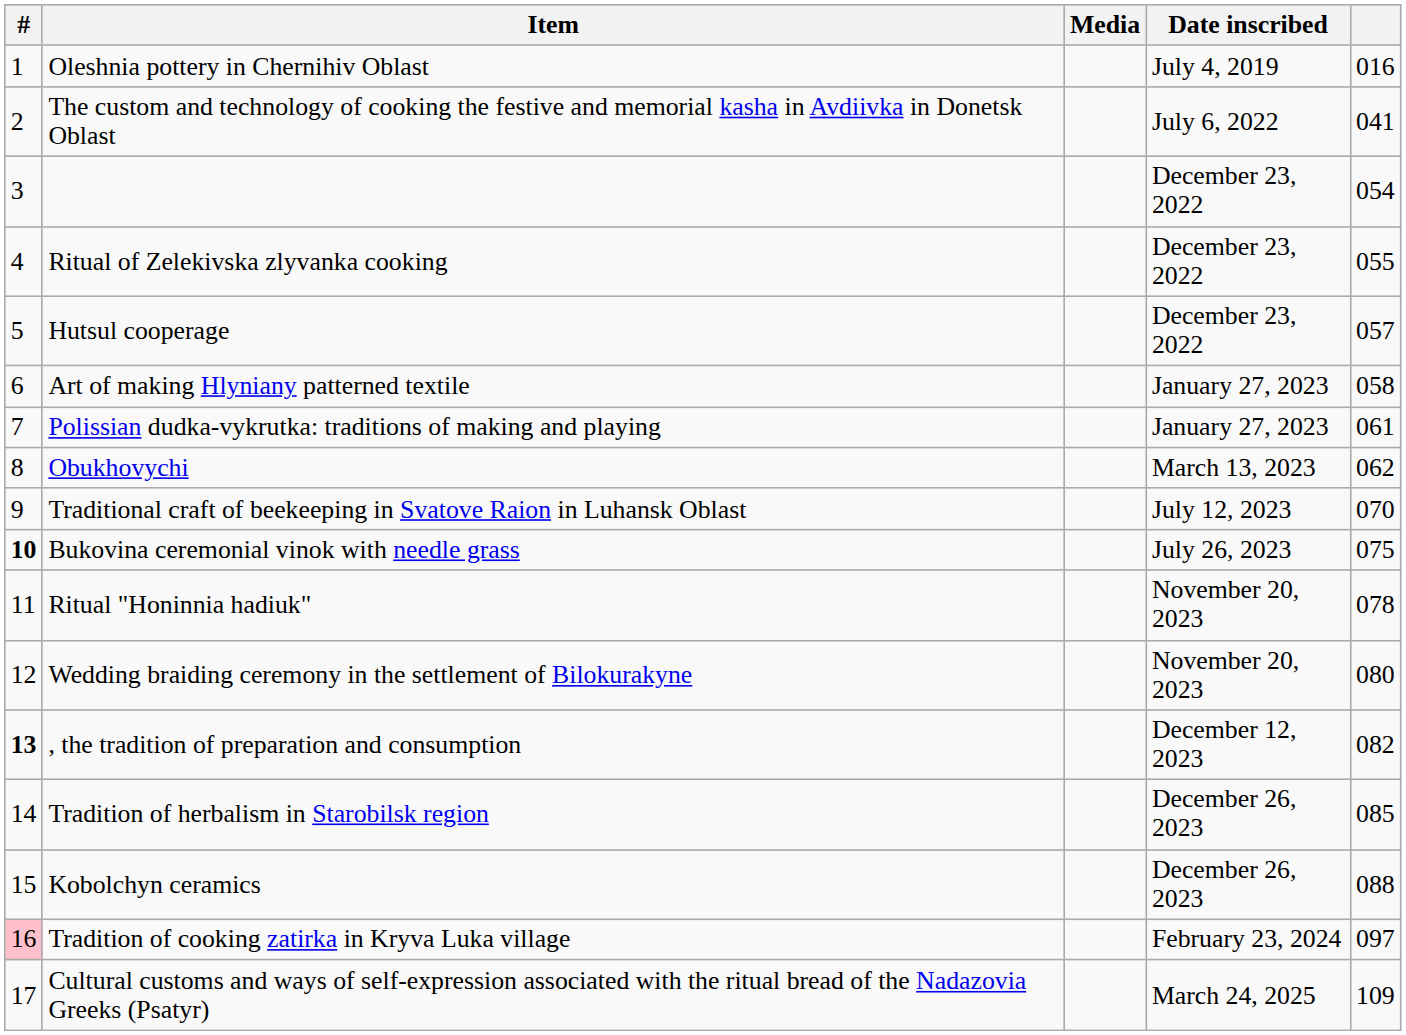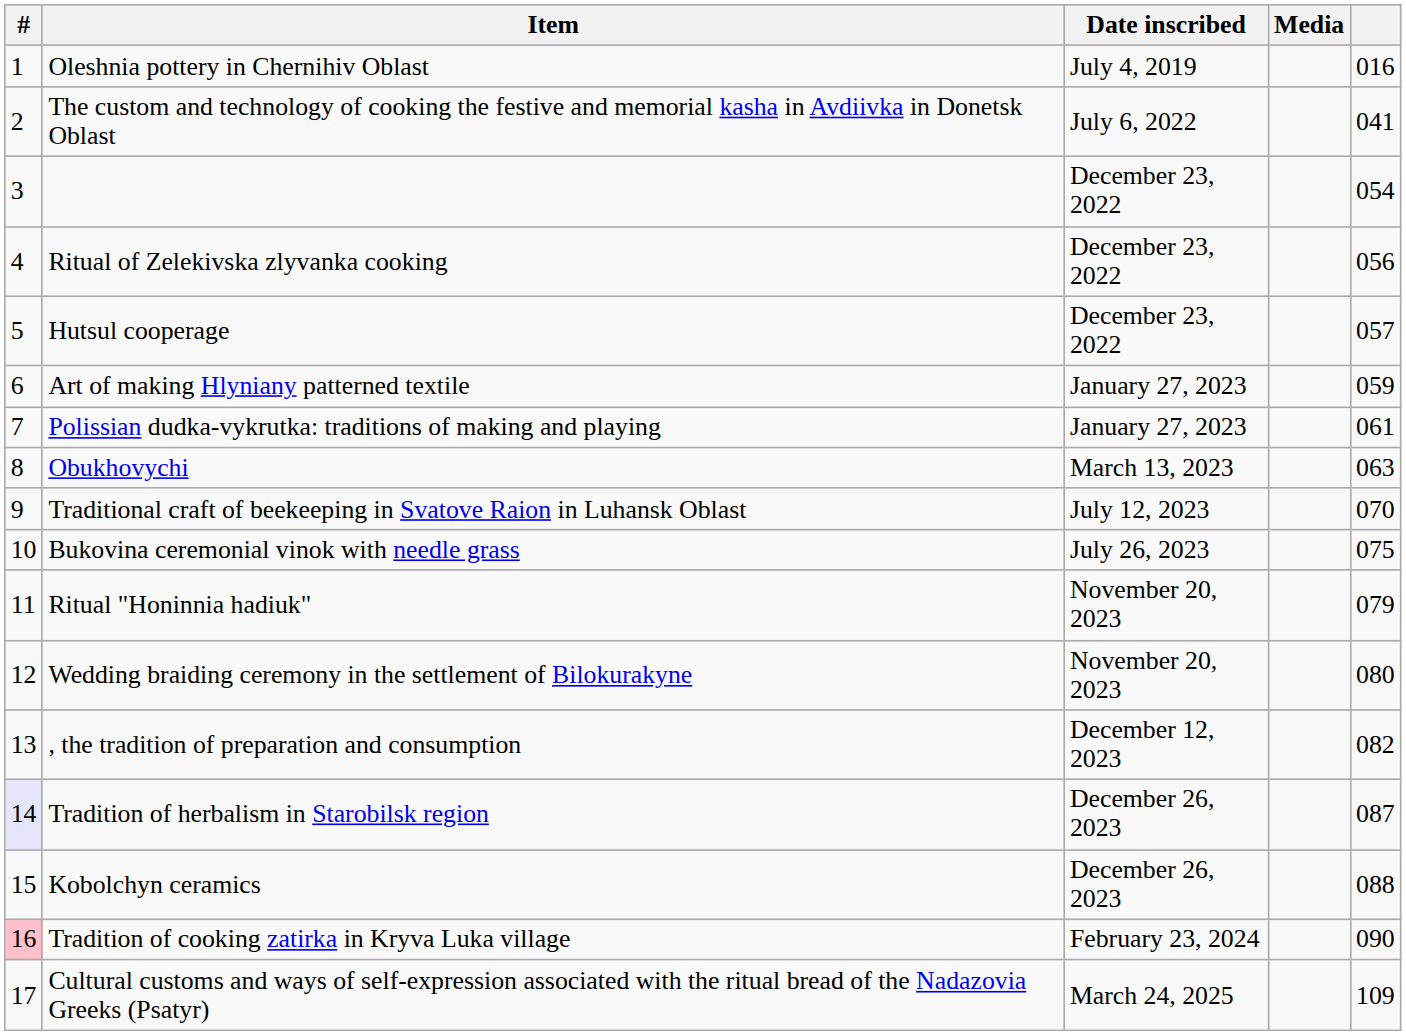columns swapped: (1248, 24) <-> (1105, 24)
(1375, 260) 055 -> (1375, 260) 056
(1375, 385) 058 -> (1375, 385) 059
(1375, 467) 062 -> (1375, 467) 063
(24, 549) bold -> (24, 549) normal
(1375, 604) 078 -> (1375, 604) 079
(24, 744) bold -> (24, 744) normal
(24, 814) no background -> (24, 814) lavender background
(1375, 814) 085 -> (1375, 814) 087
(1375, 939) 097 -> (1375, 939) 090
